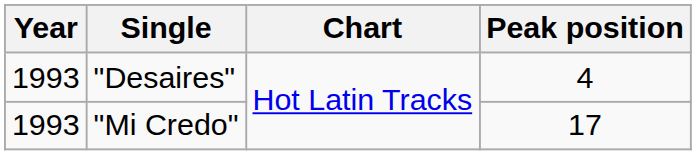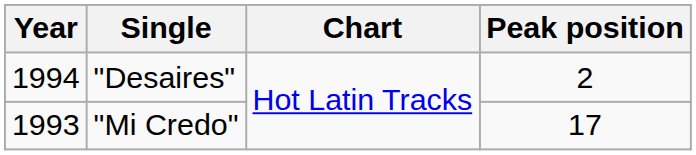(46, 76) 1993 -> (46, 76) 1994
(585, 76) 4 -> (585, 76) 2
